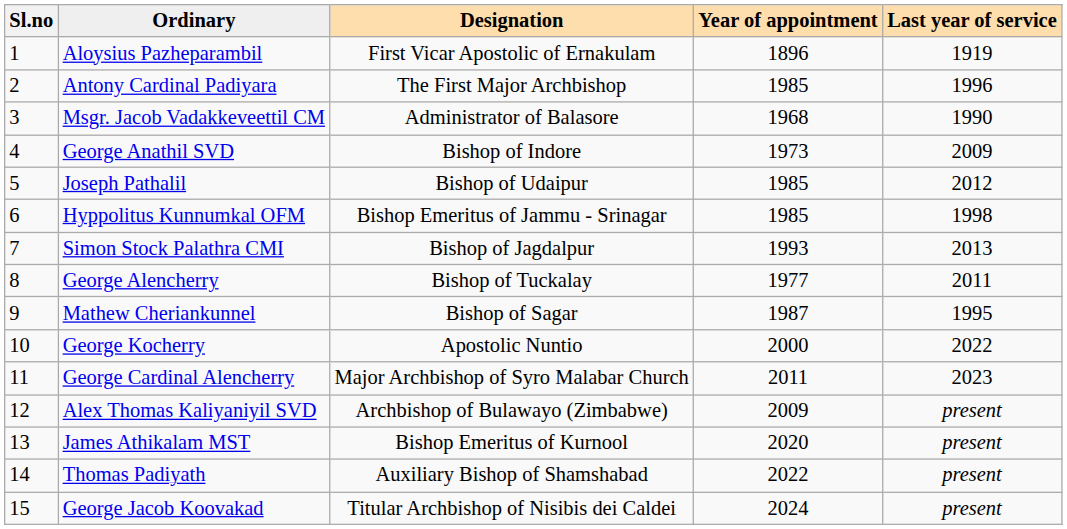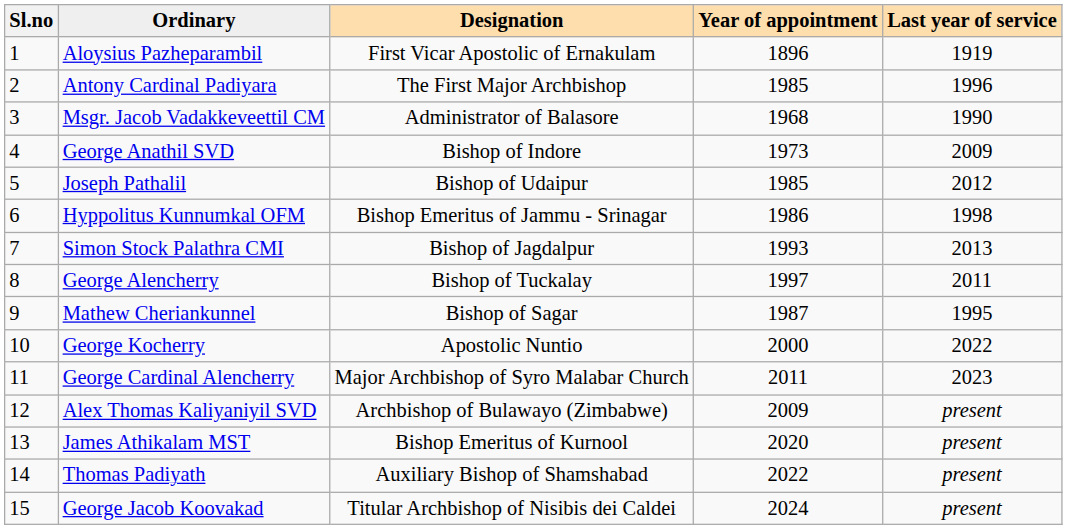(788, 215) 1985 -> (788, 215) 1986
(788, 280) 1977 -> (788, 280) 1997
